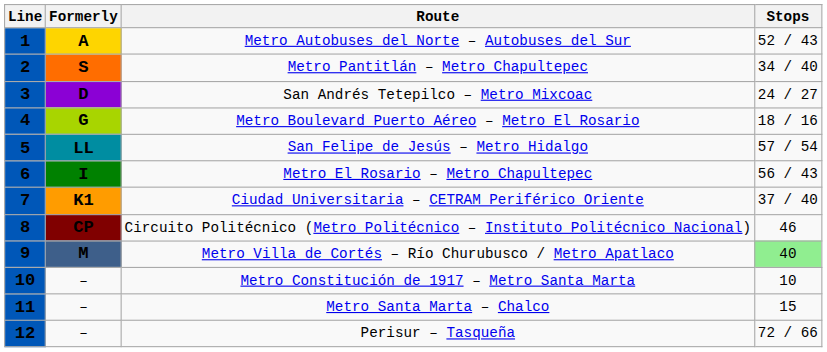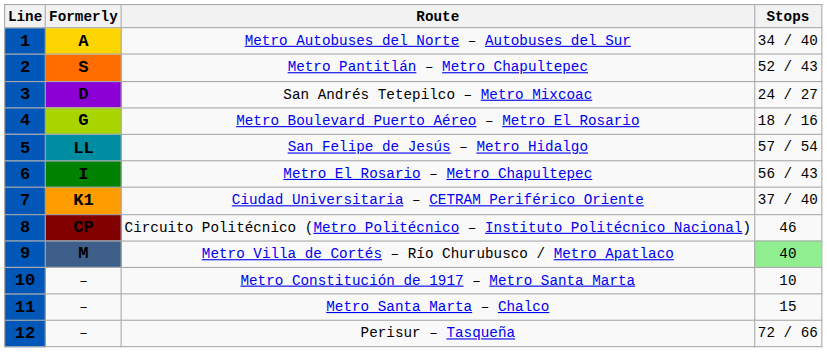(788, 41) 52 / 43 -> (788, 41) 34 / 40
(788, 68) 34 / 40 -> (788, 68) 52 / 43
